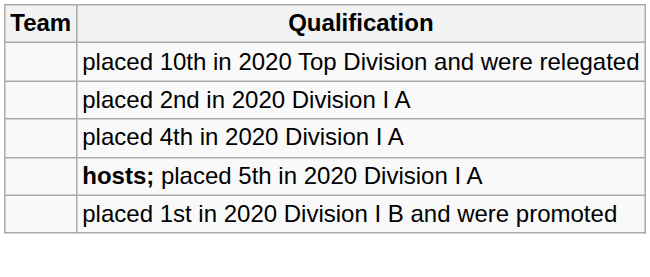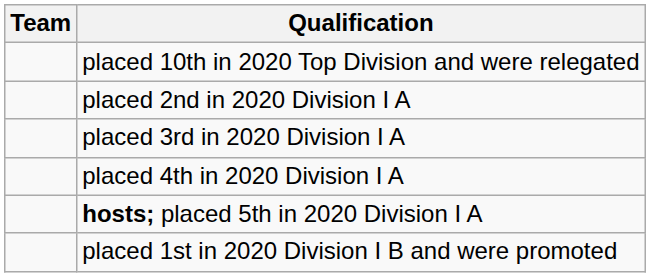+ row: (244, 137)
